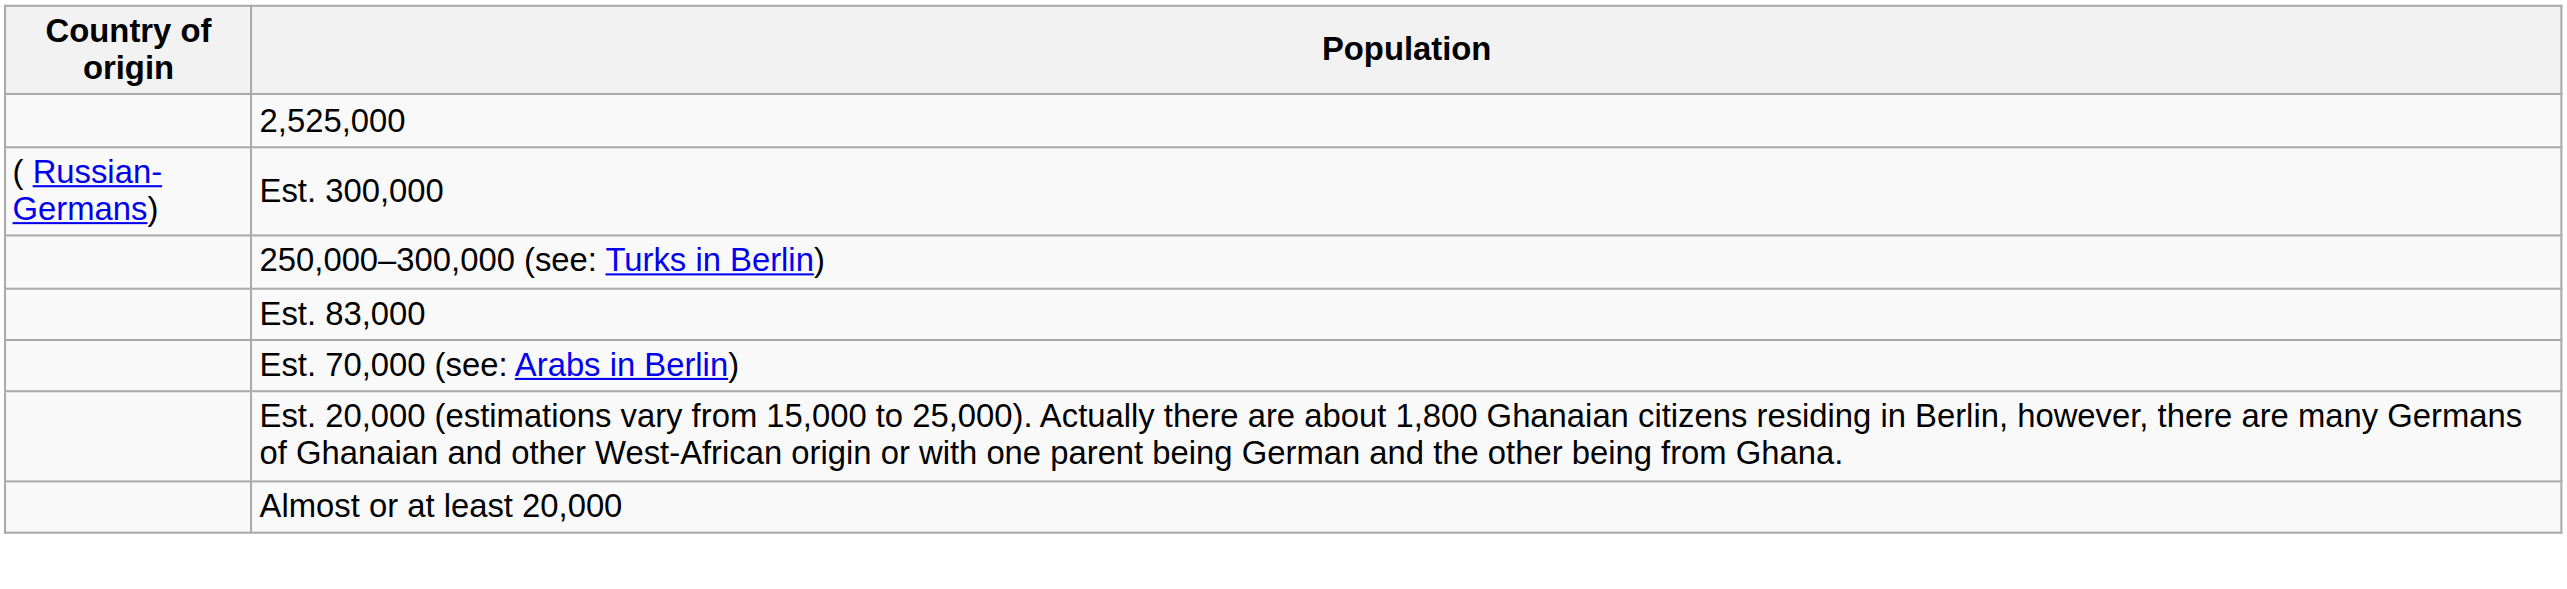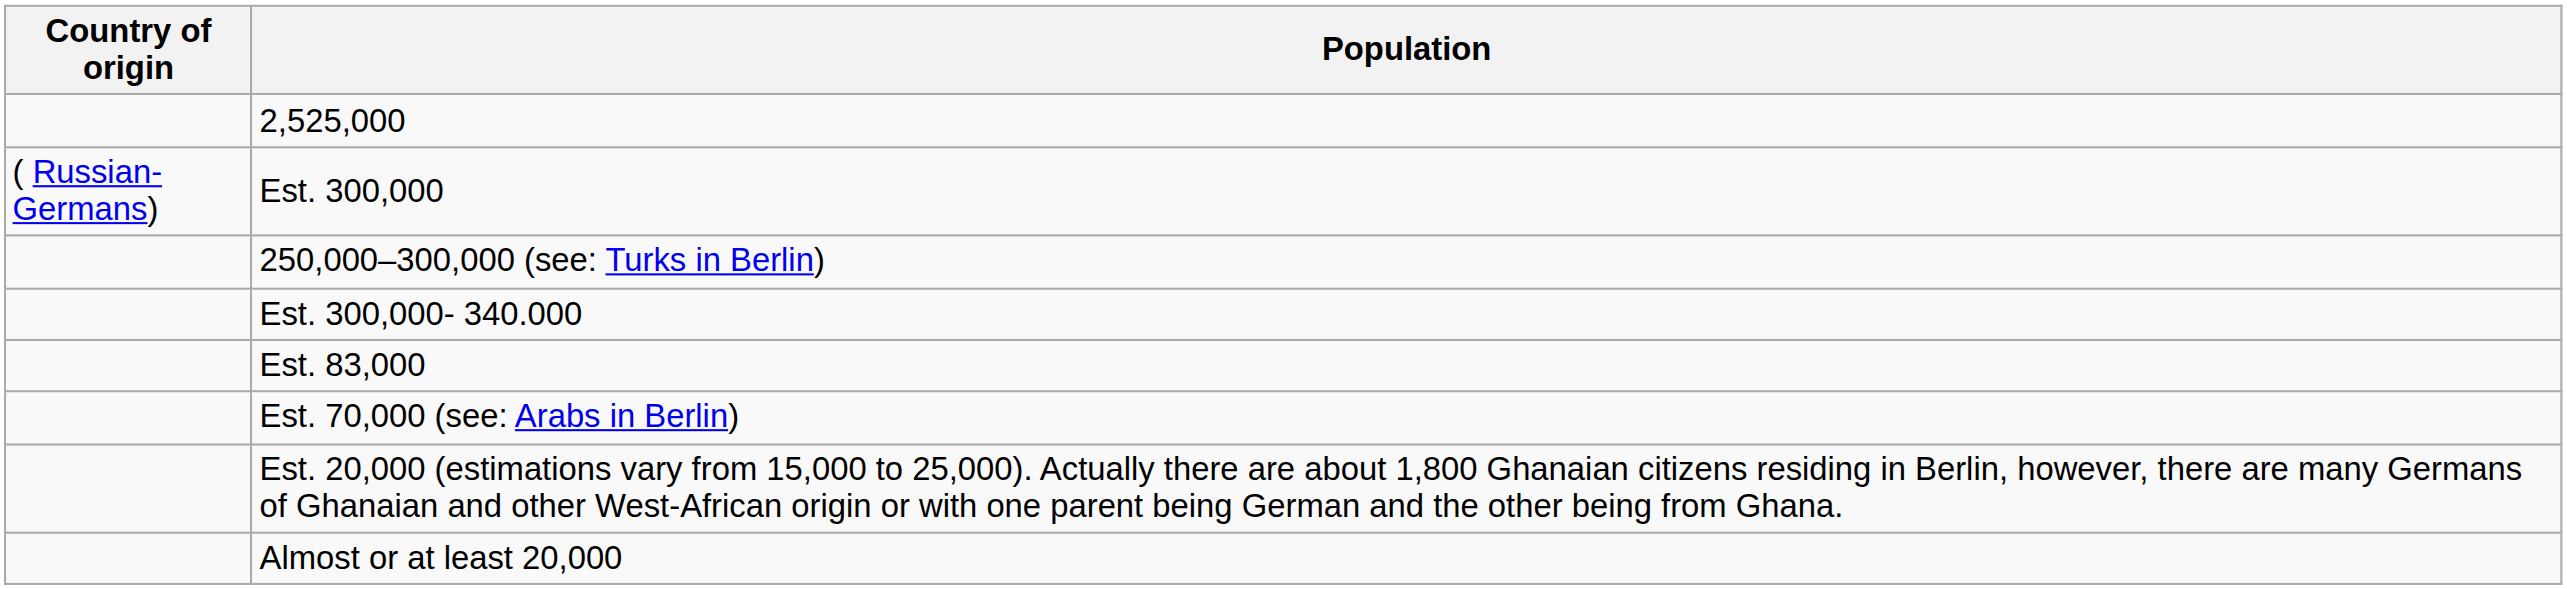+ row: (421, 313)
